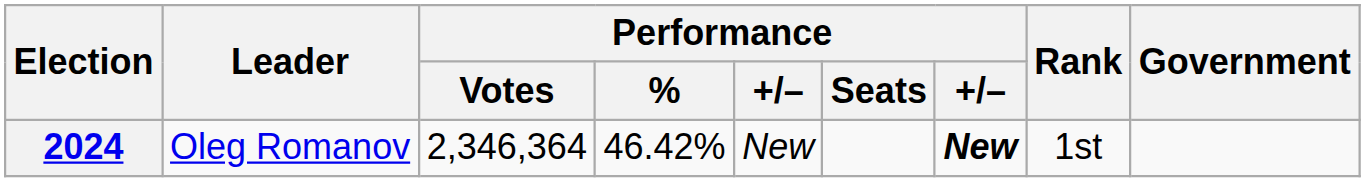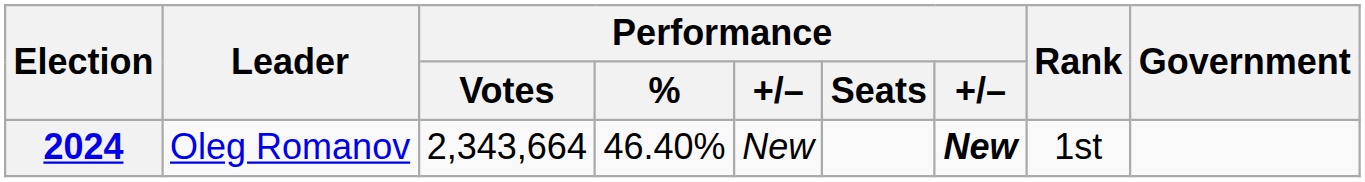(507, 147) 2,346,364 -> (507, 147) 2,343,664
(665, 147) 46.42% -> (665, 147) 46.40%
